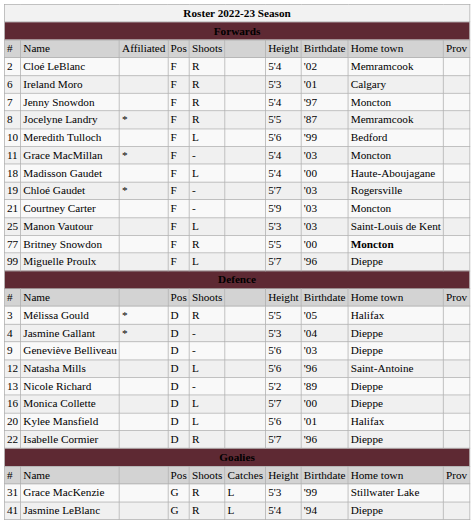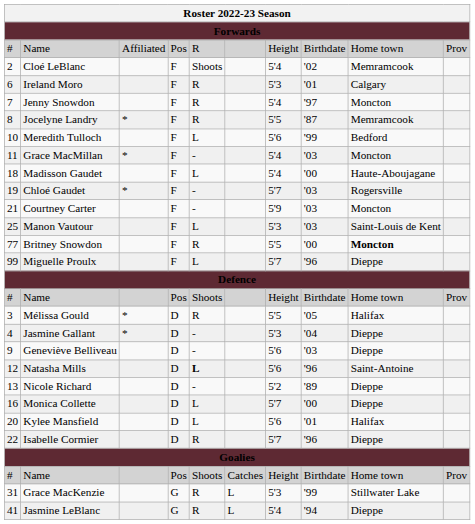(207, 48) Shoots -> (196, 48) R
(196, 66) R -> (207, 66) Shoots
(195, 368) normal -> (196, 368) bold
